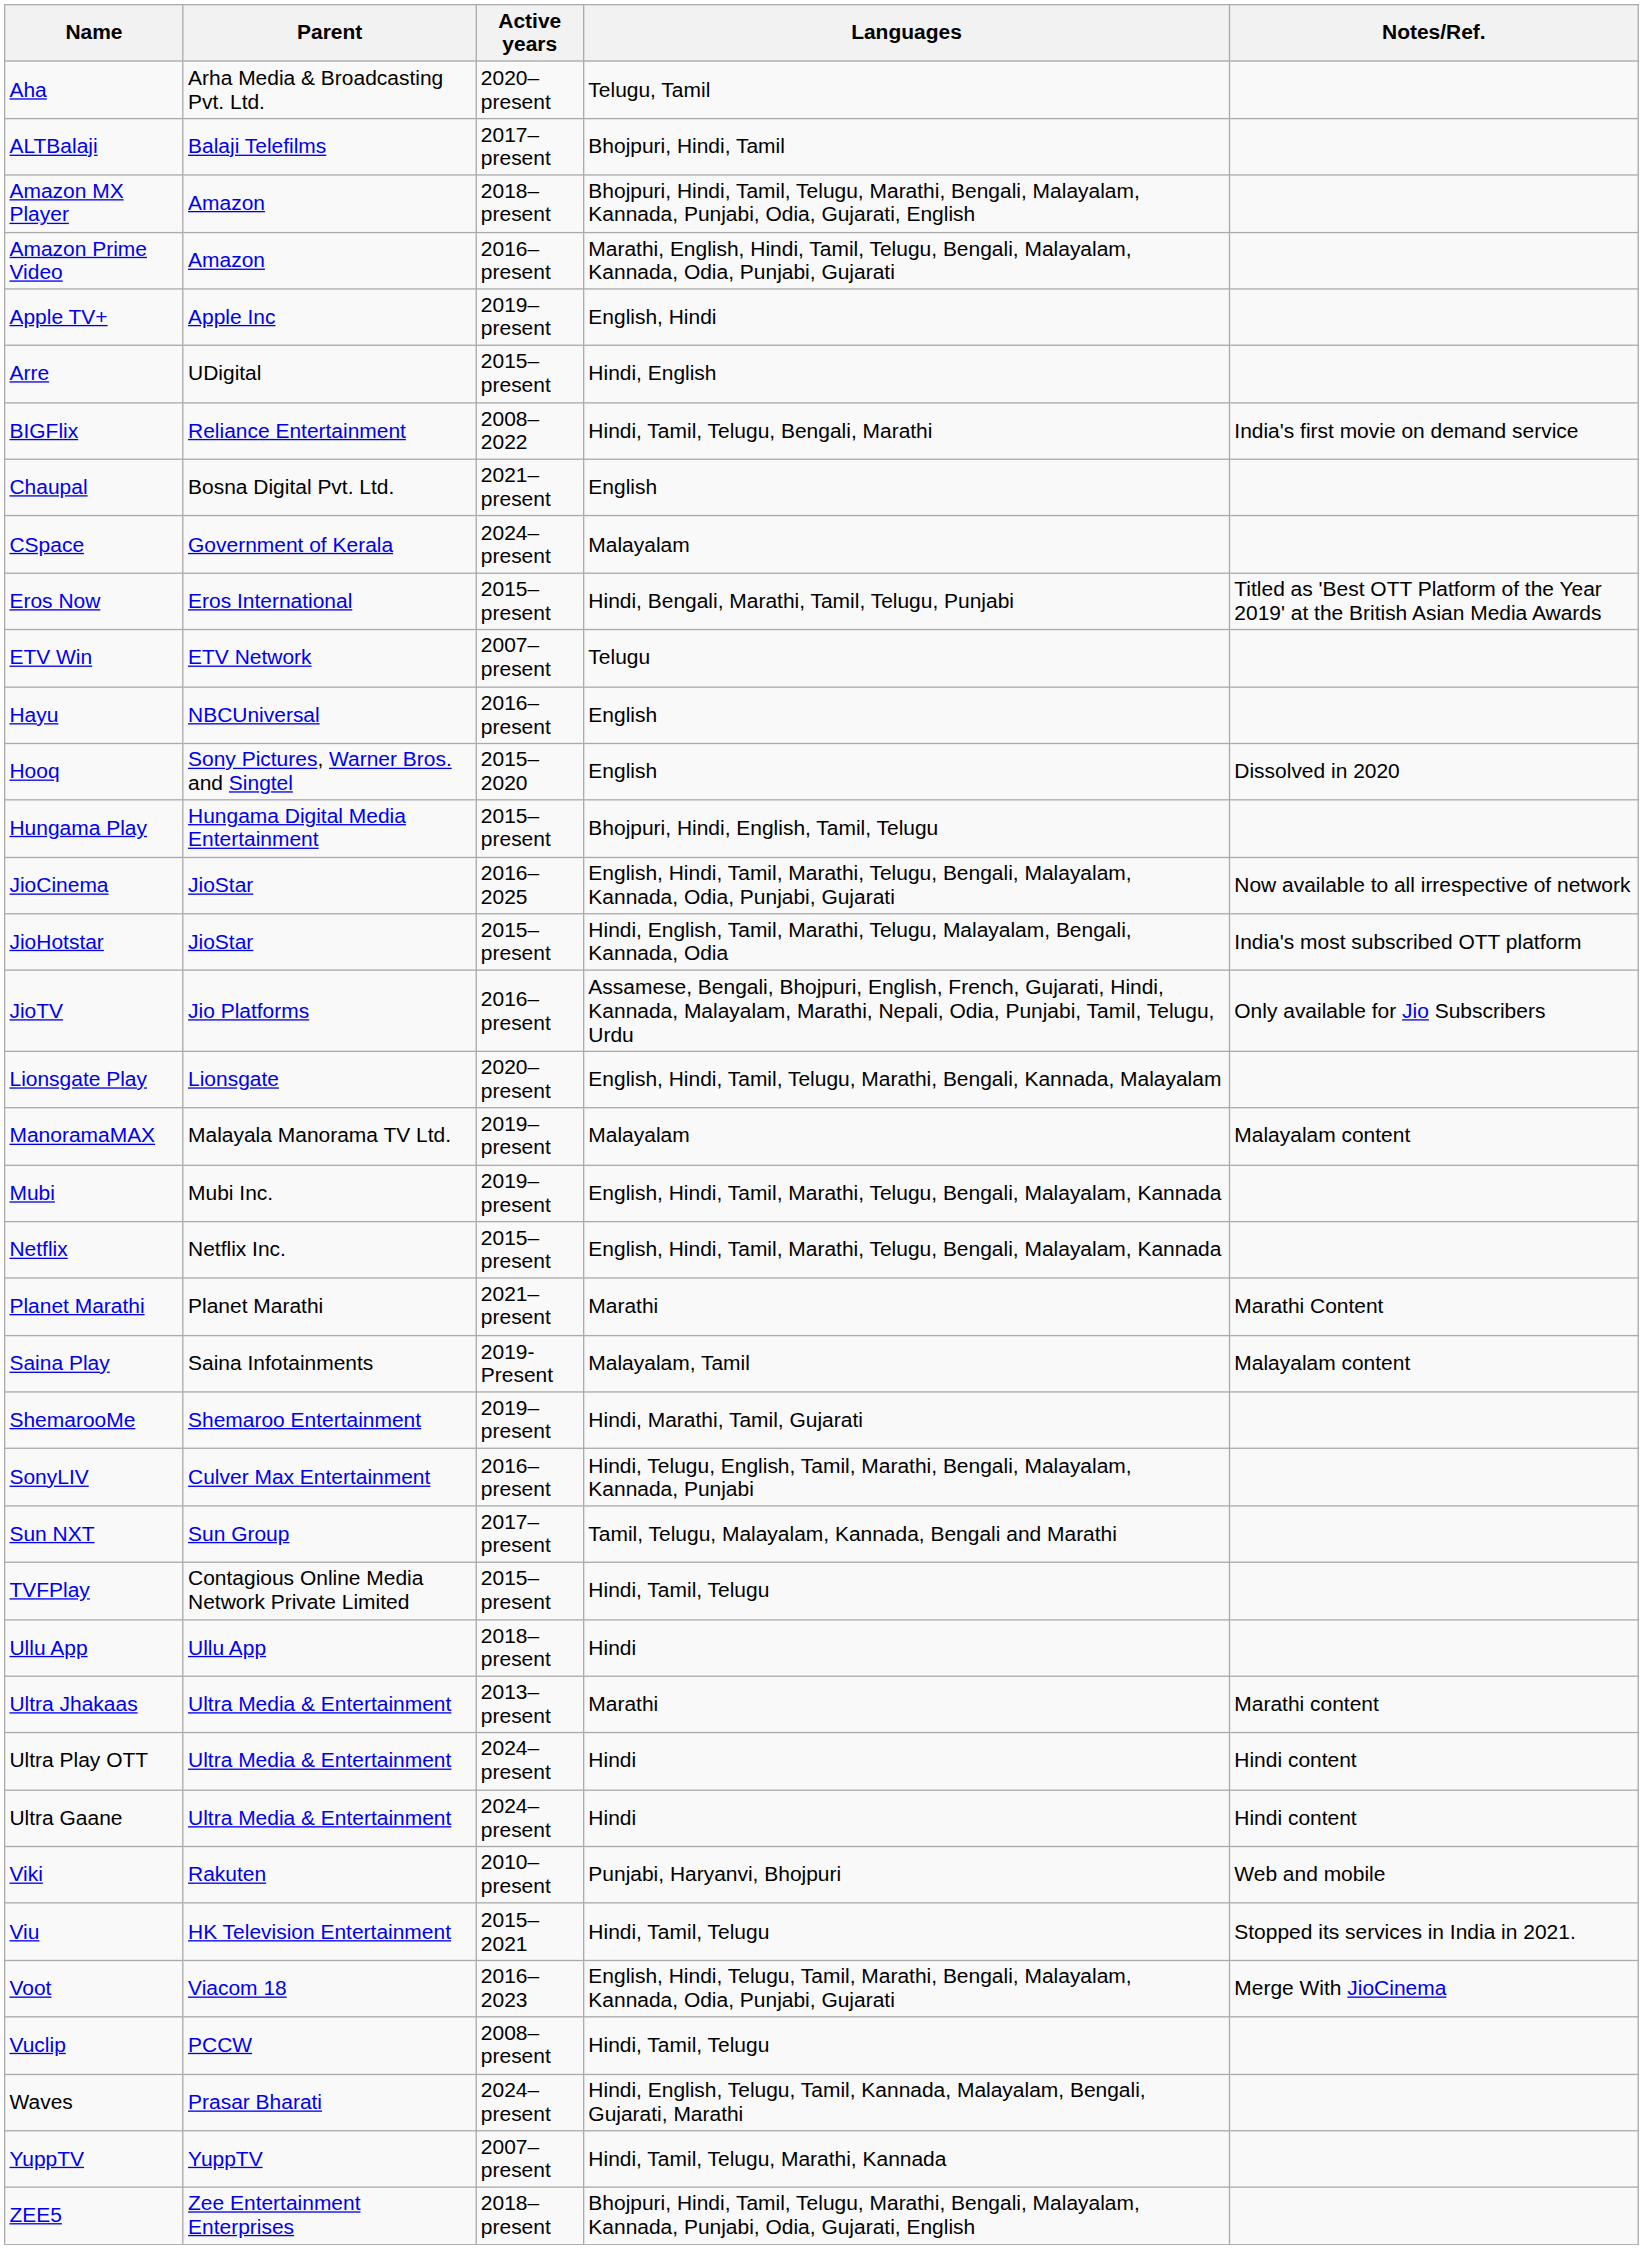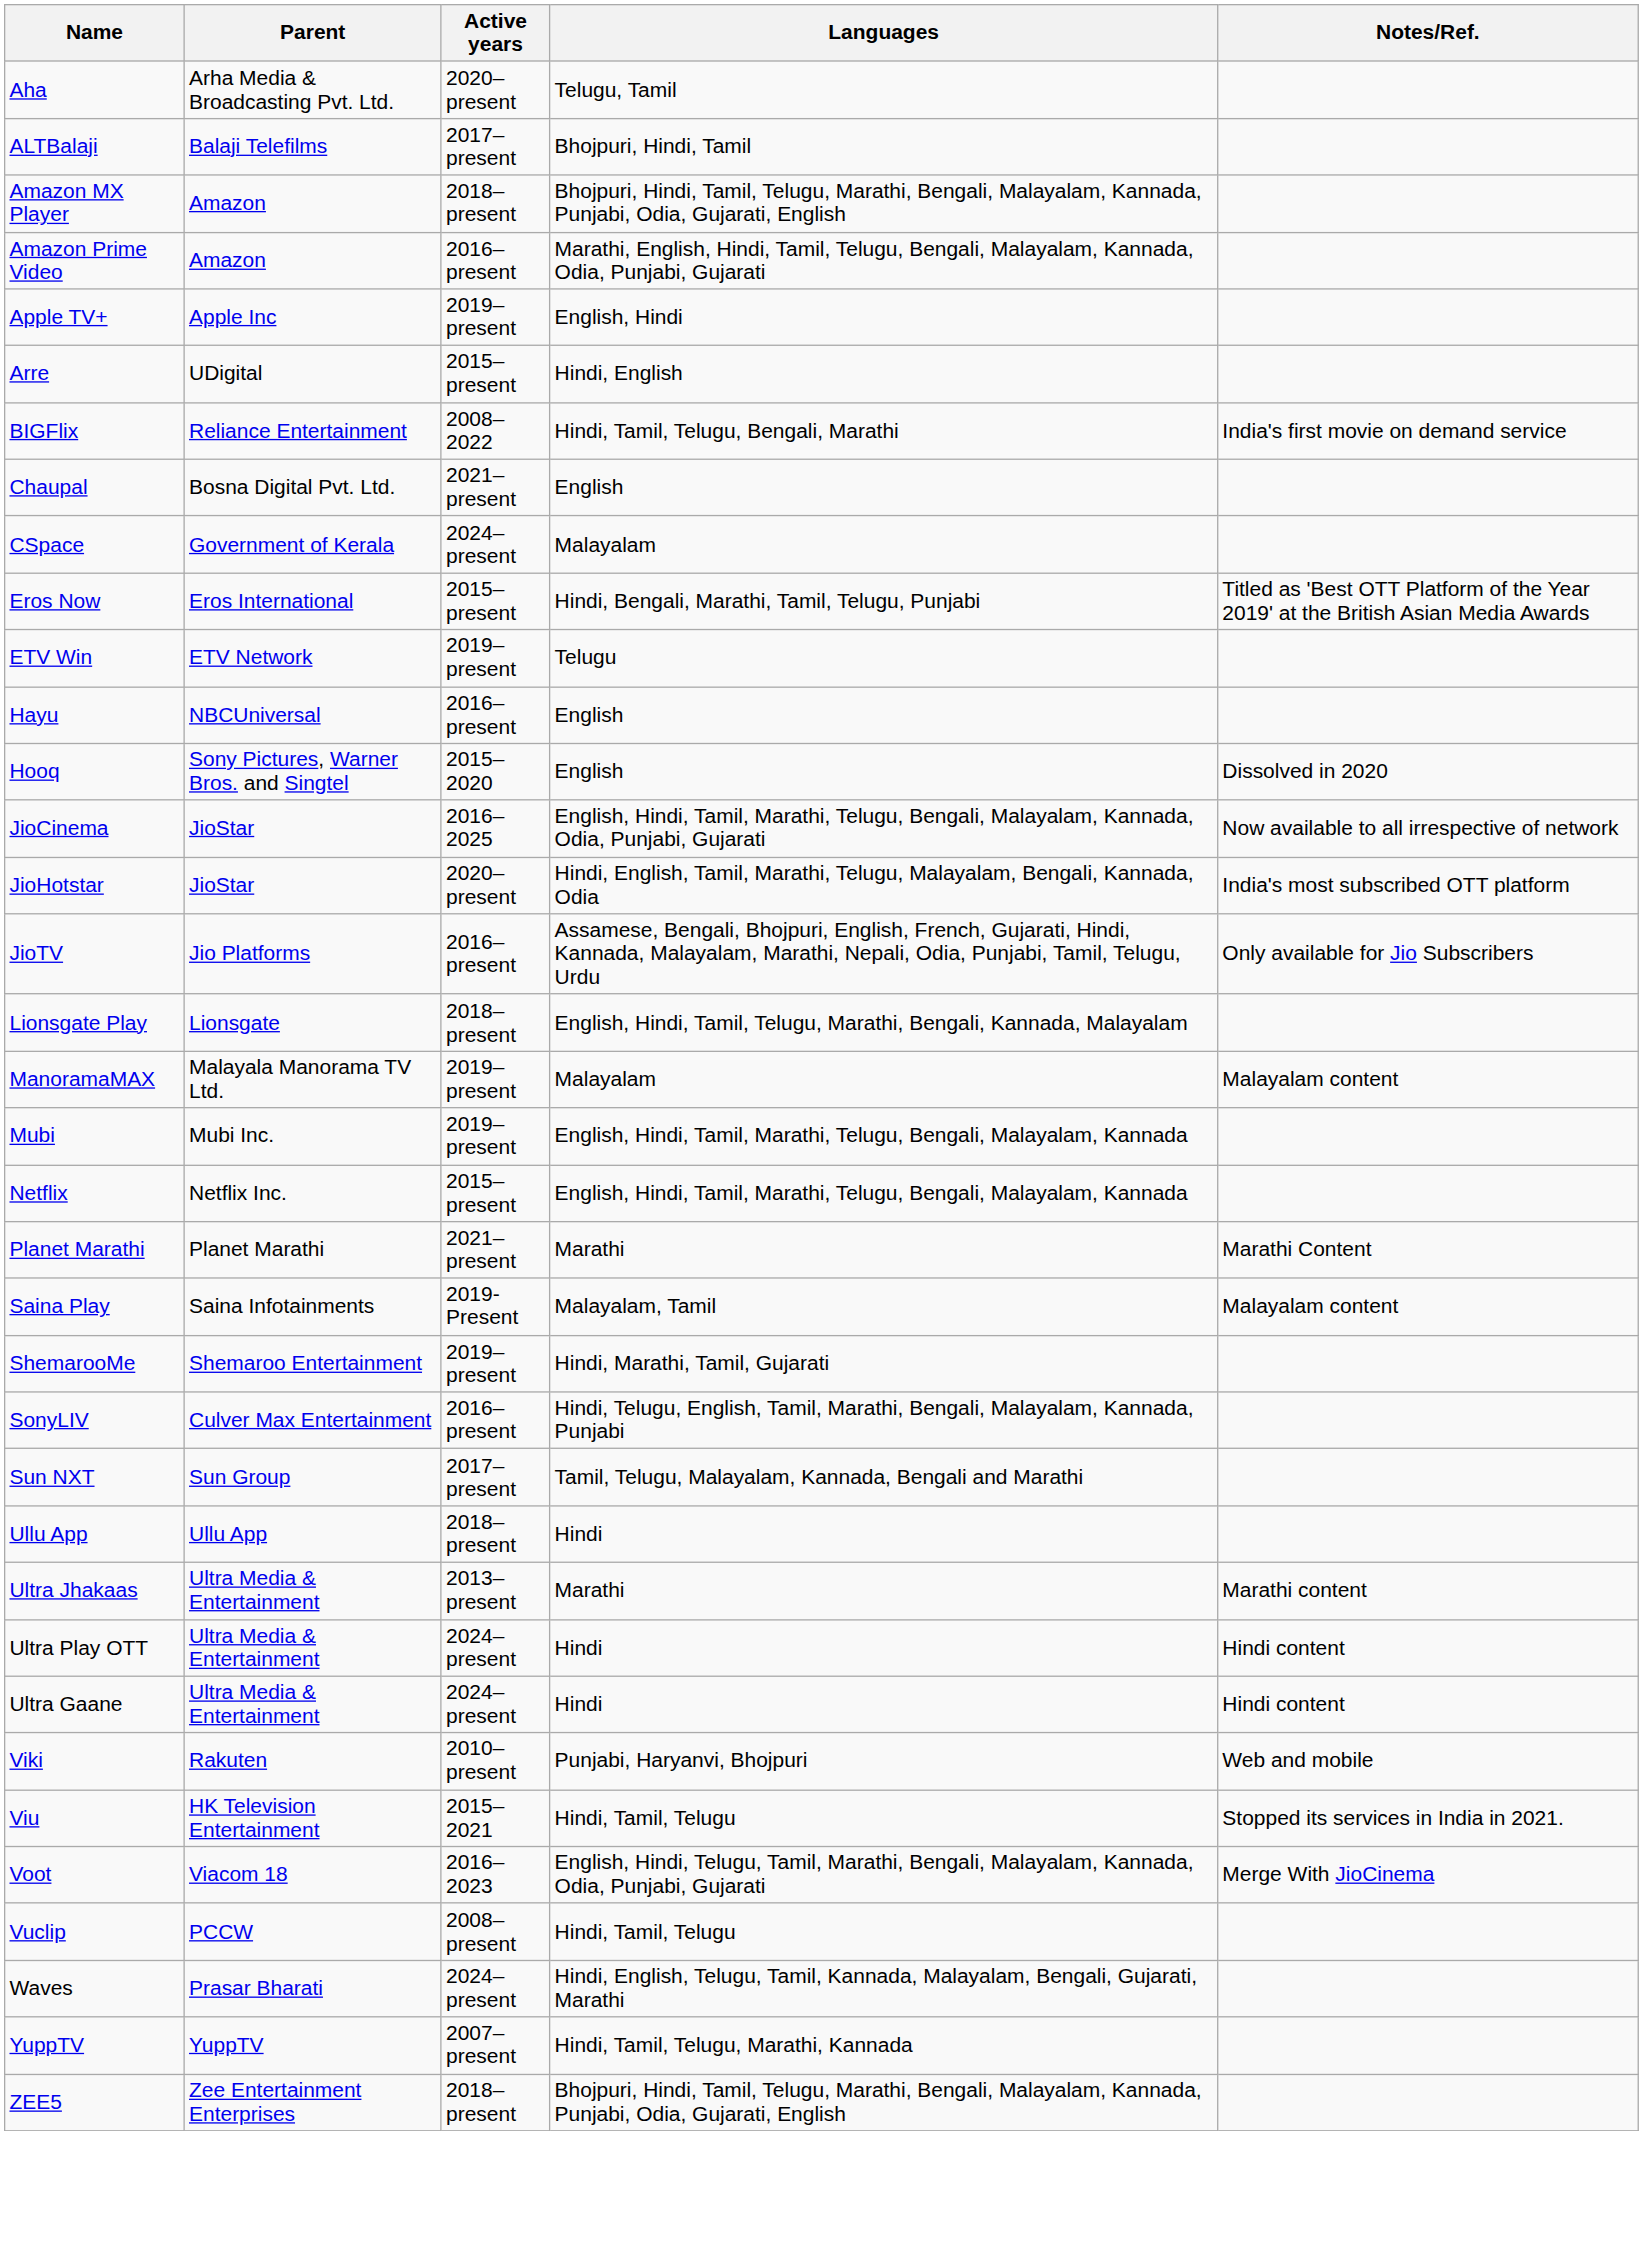(516, 657) 2007–present -> (481, 657) 2019–present
- row: (78, 828)
(516, 942) 2015–present -> (481, 885) 2020–present
(516, 1079) 2020–present -> (481, 1022) 2018–present
- row: (50, 1590)
